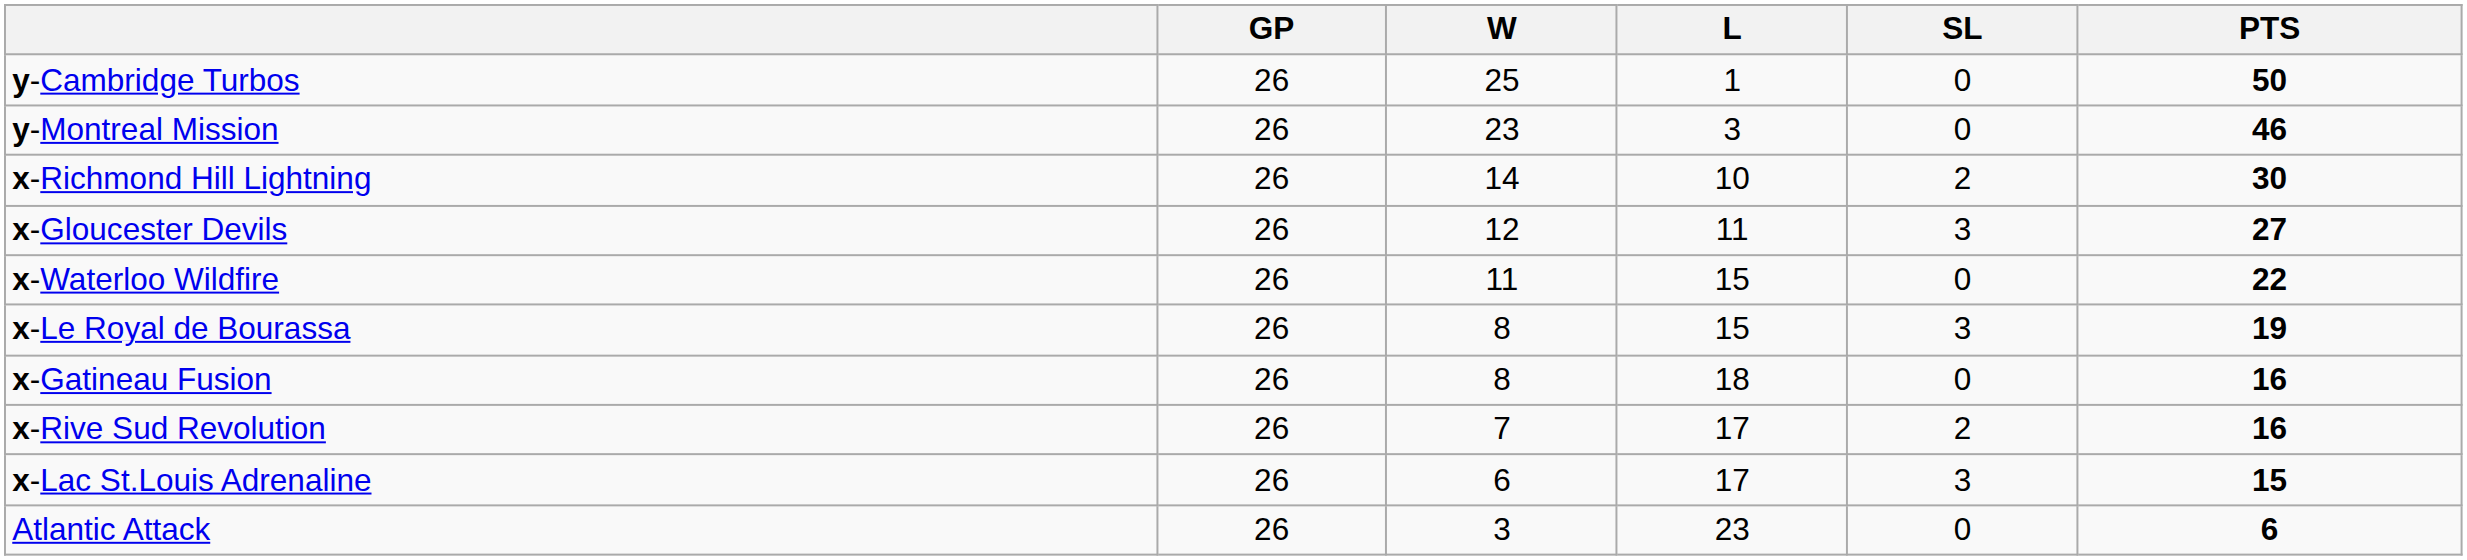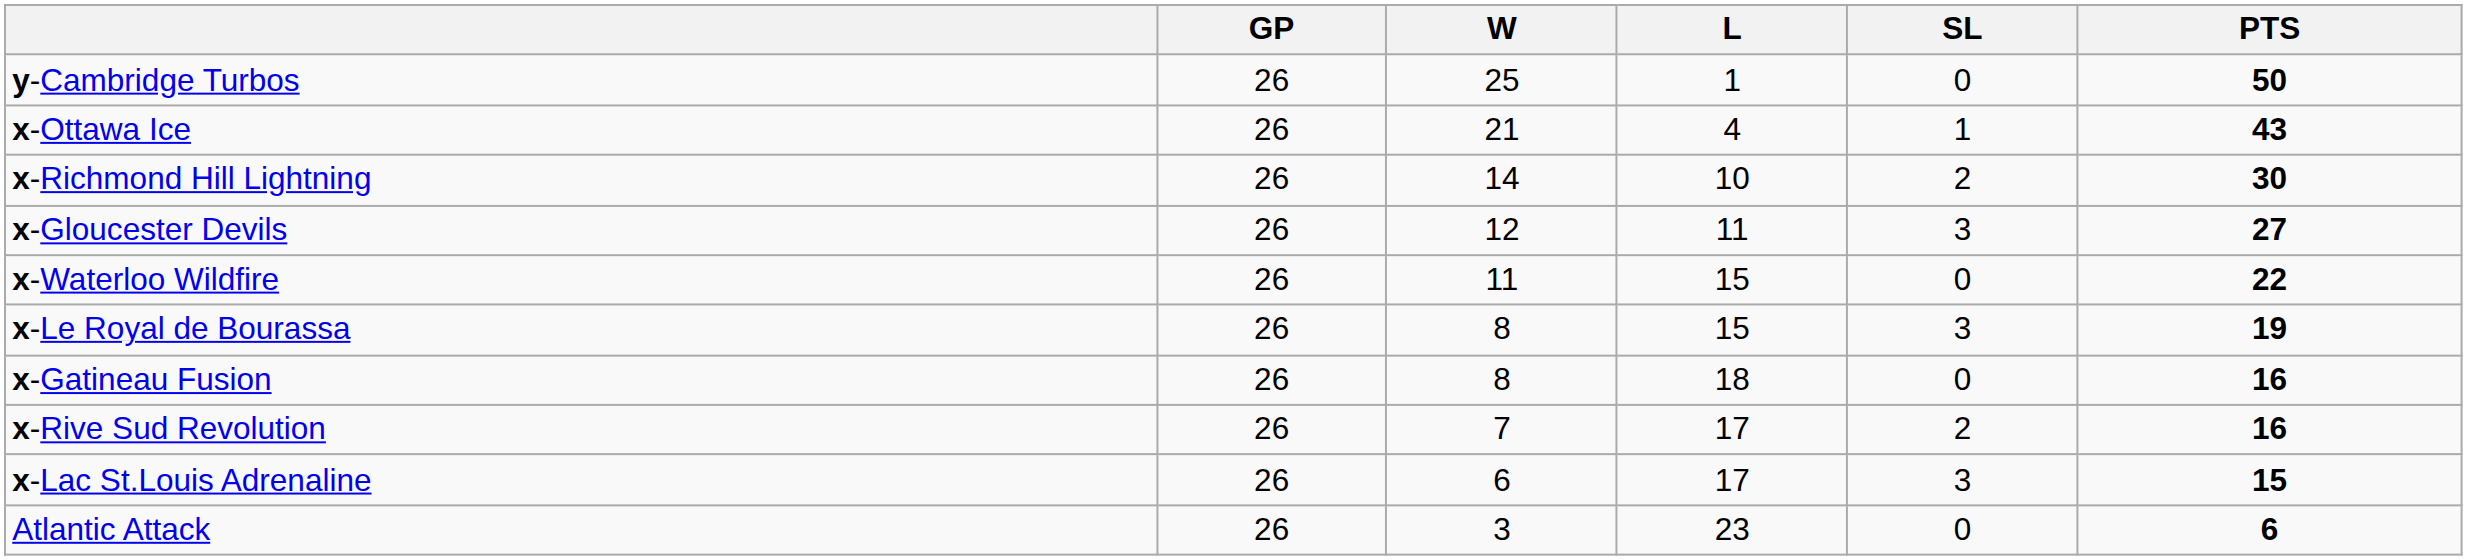- row: (145, 129)
+ row: (102, 129)
